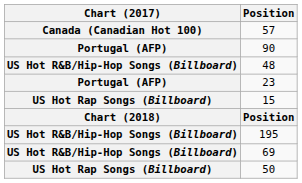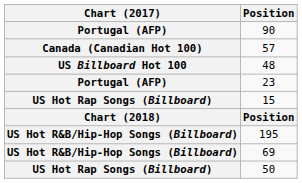rows swapped: (269, 30) <-> (269, 48)
(122, 65) US Hot R&B/Hip-Hop Songs (Billboard) -> (122, 65) US Billboard Hot 100
